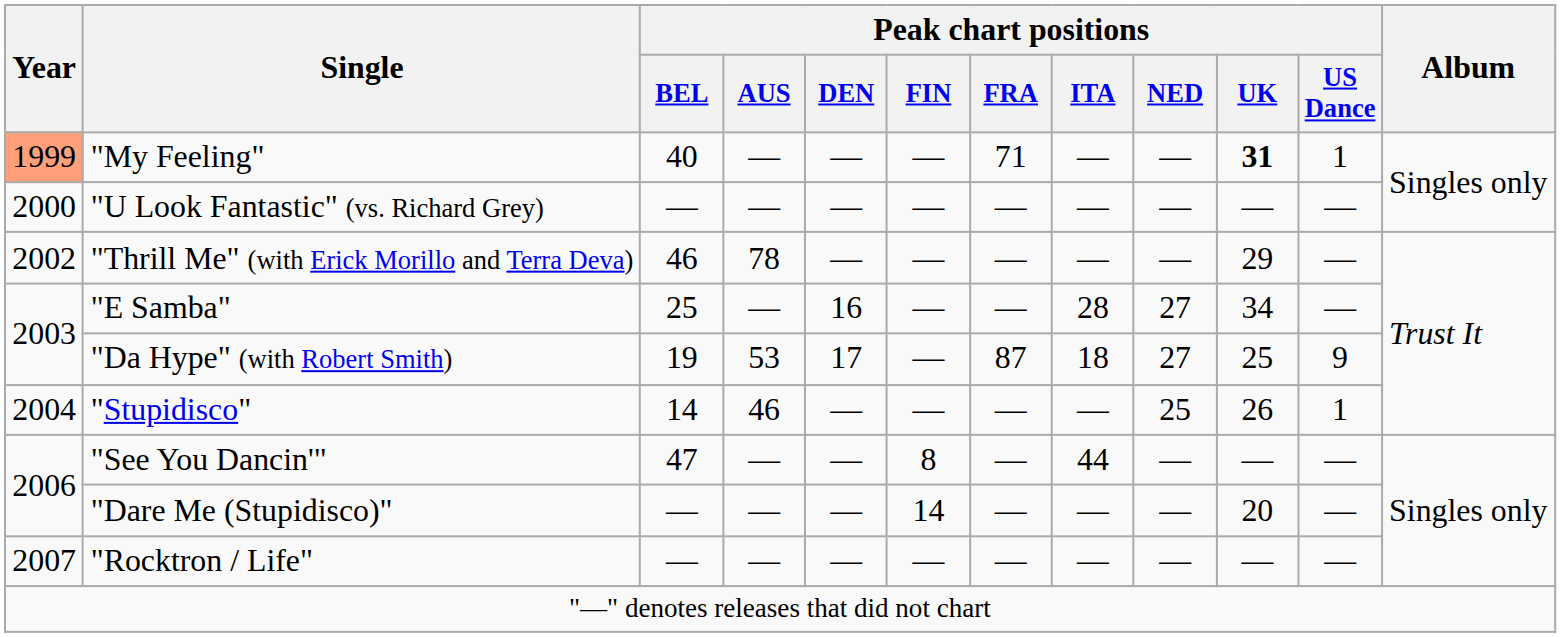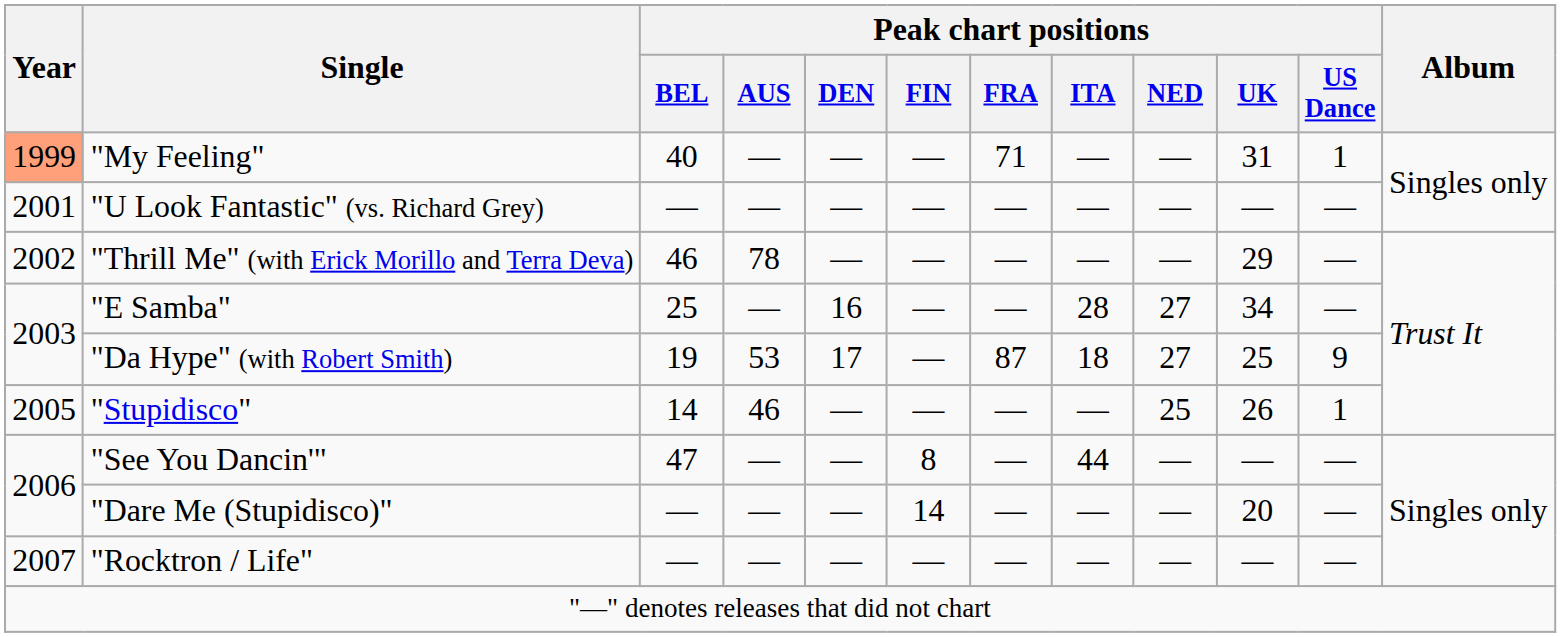(1257, 156) bold -> (1257, 156) normal
(44, 206) 2000 -> (44, 206) 2001
(44, 408) 2004 -> (44, 408) 2005
